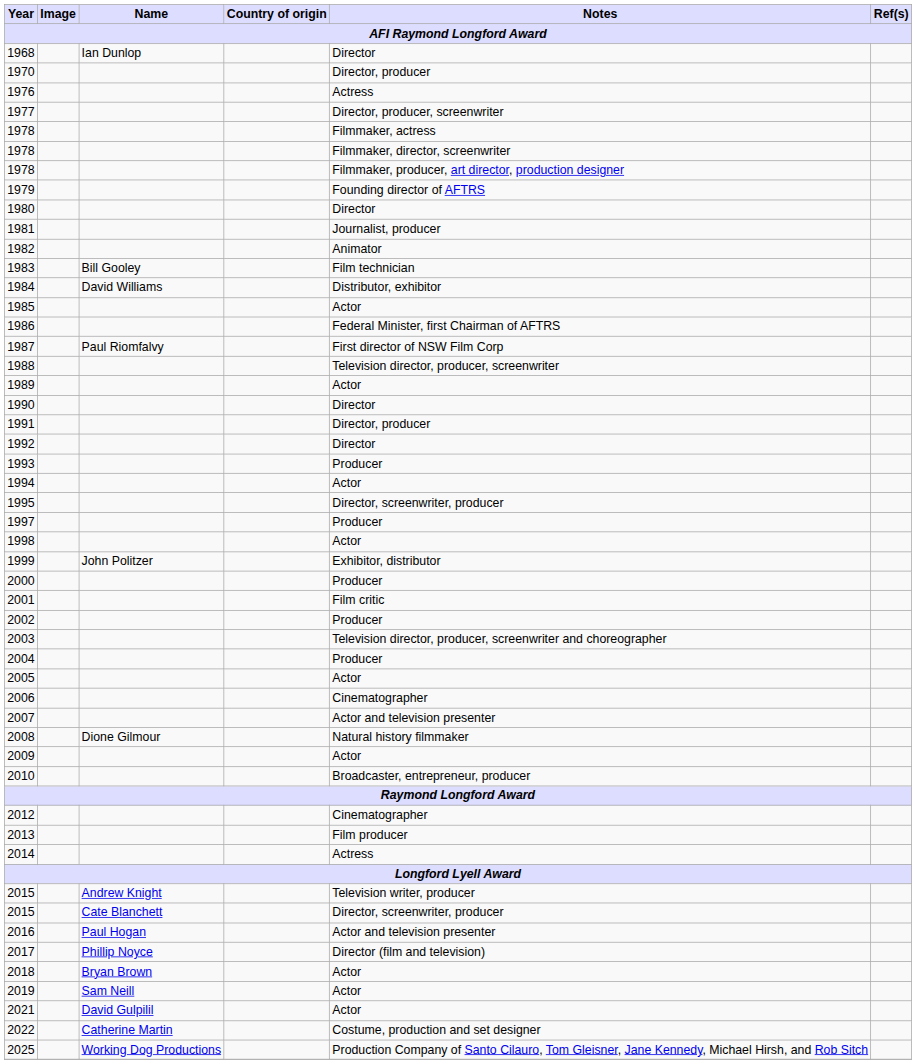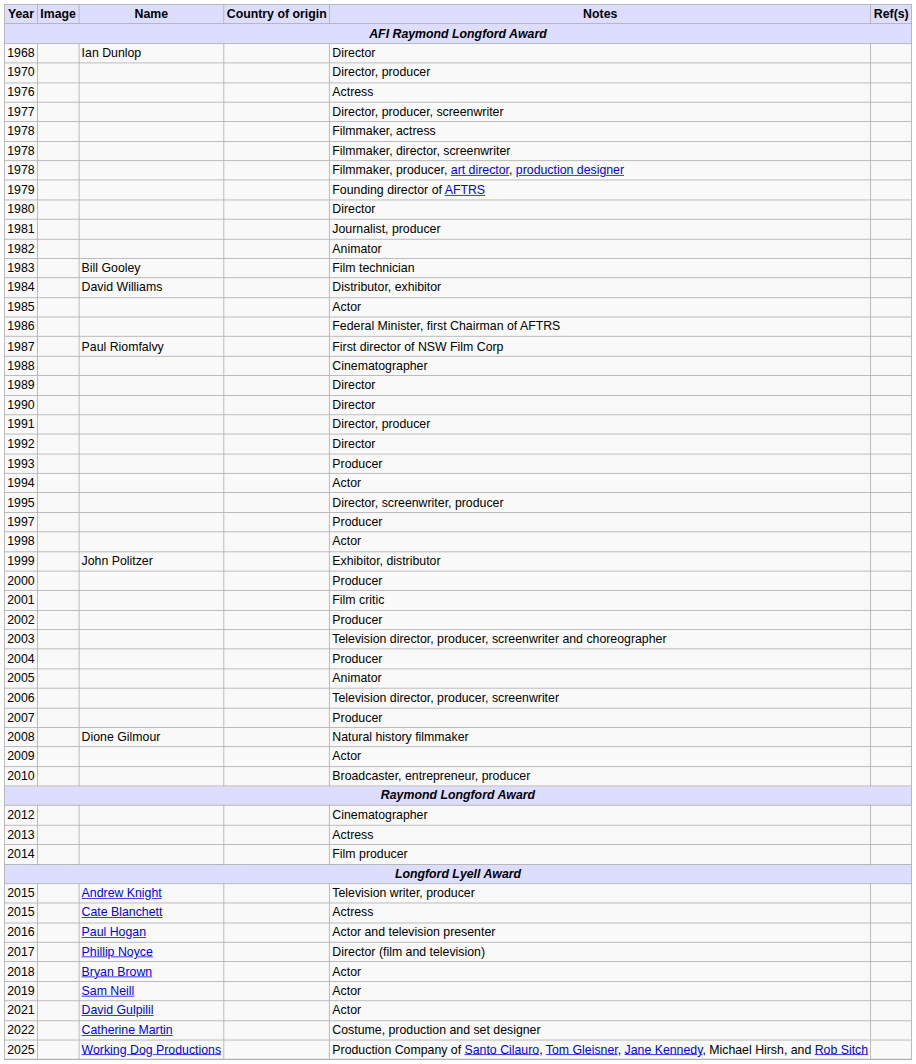(446, 365) Television director, producer, screenwriter -> (380, 365) Cinematographer
(347, 385) Actor -> (354, 385) Director
(347, 678) Actor -> (357, 678) Animator
(380, 698) Cinematographer -> (446, 698) Television director, producer, screenwriter
(414, 717) Actor and television presenter -> (357, 717) Producer
(370, 834) Film producer -> (353, 834) Actress
(353, 854) Actress -> (370, 854) Film producer
(418, 913) Director, screenwriter, producer -> (353, 913) Actress
